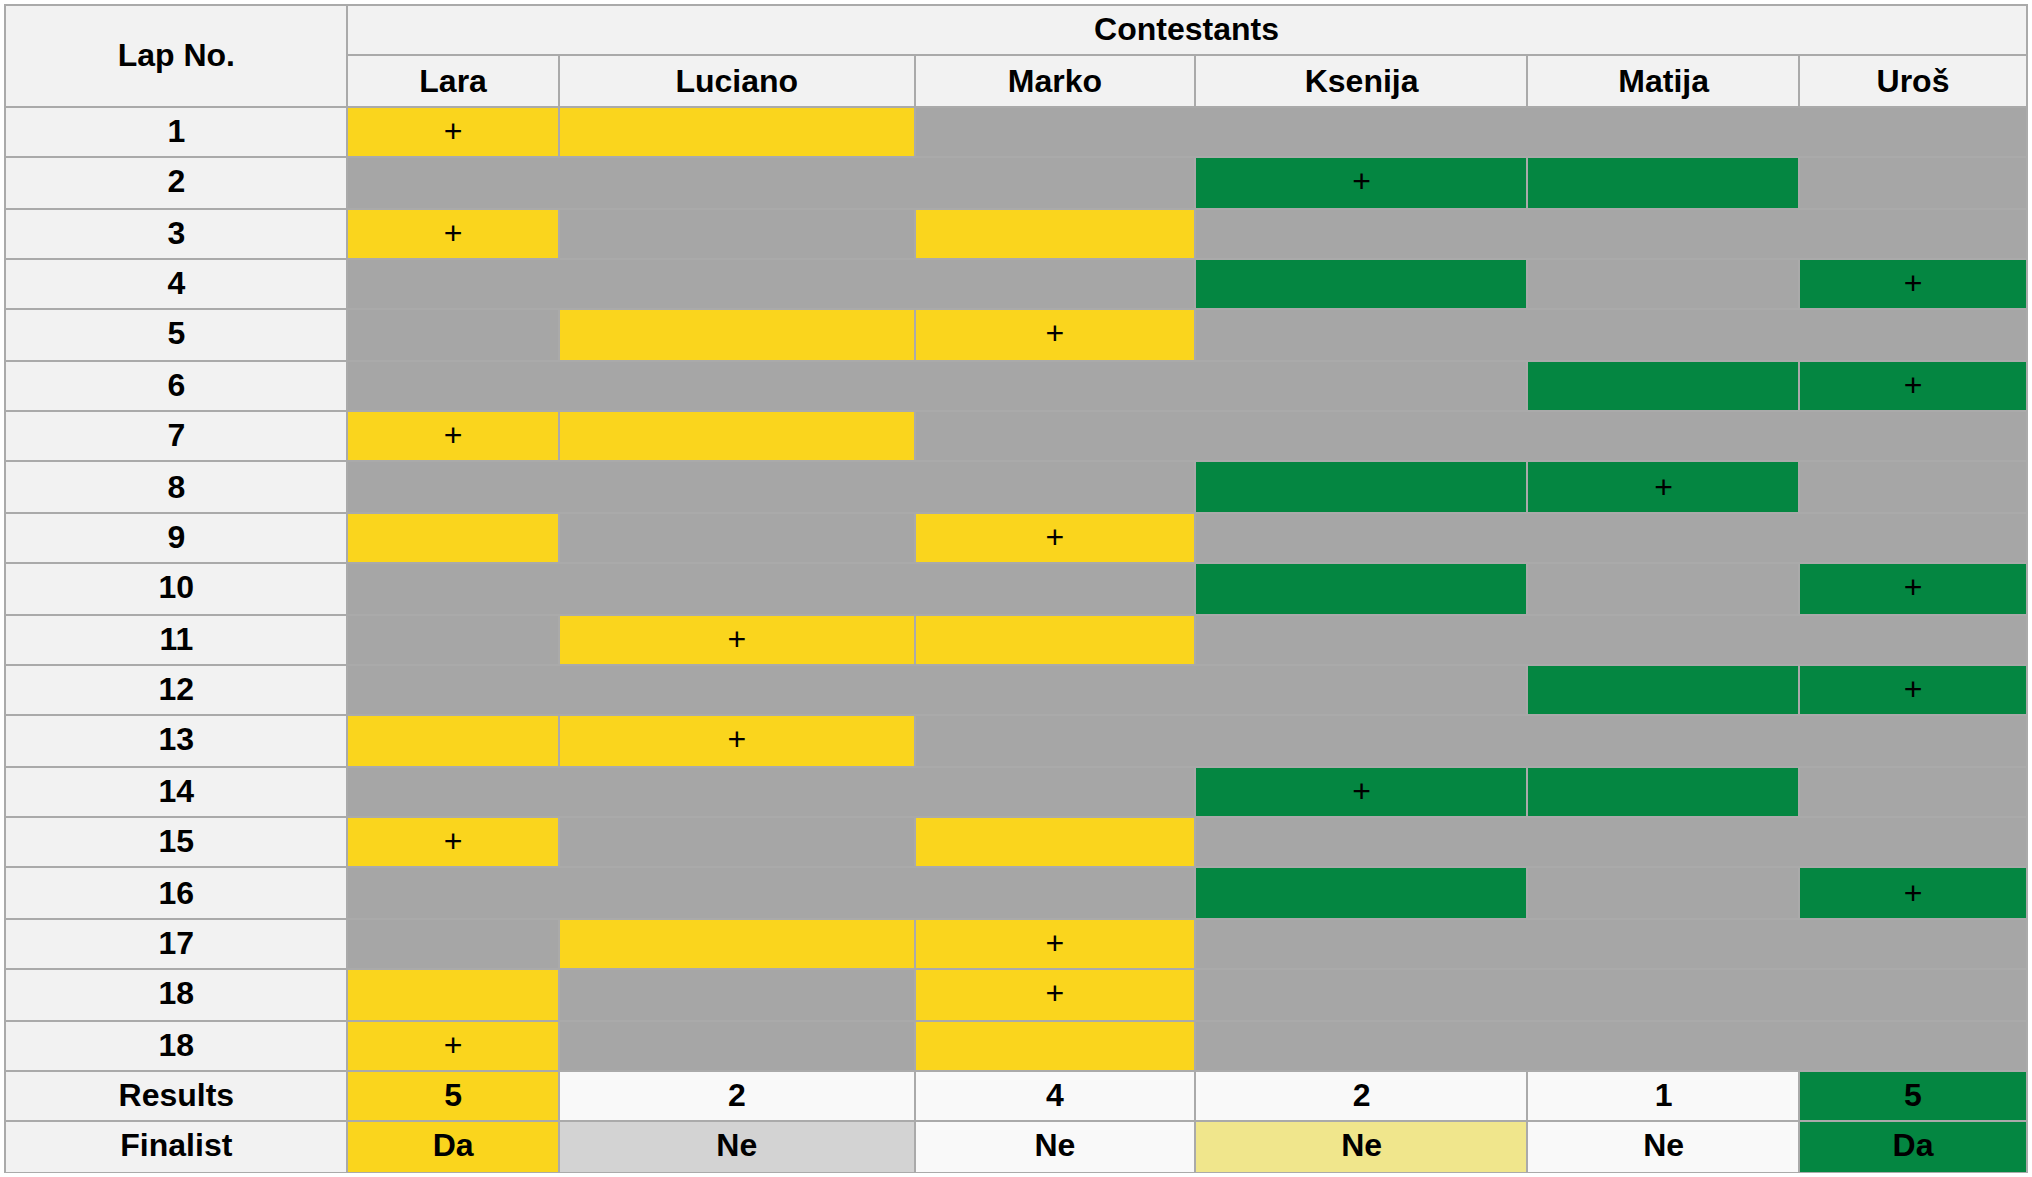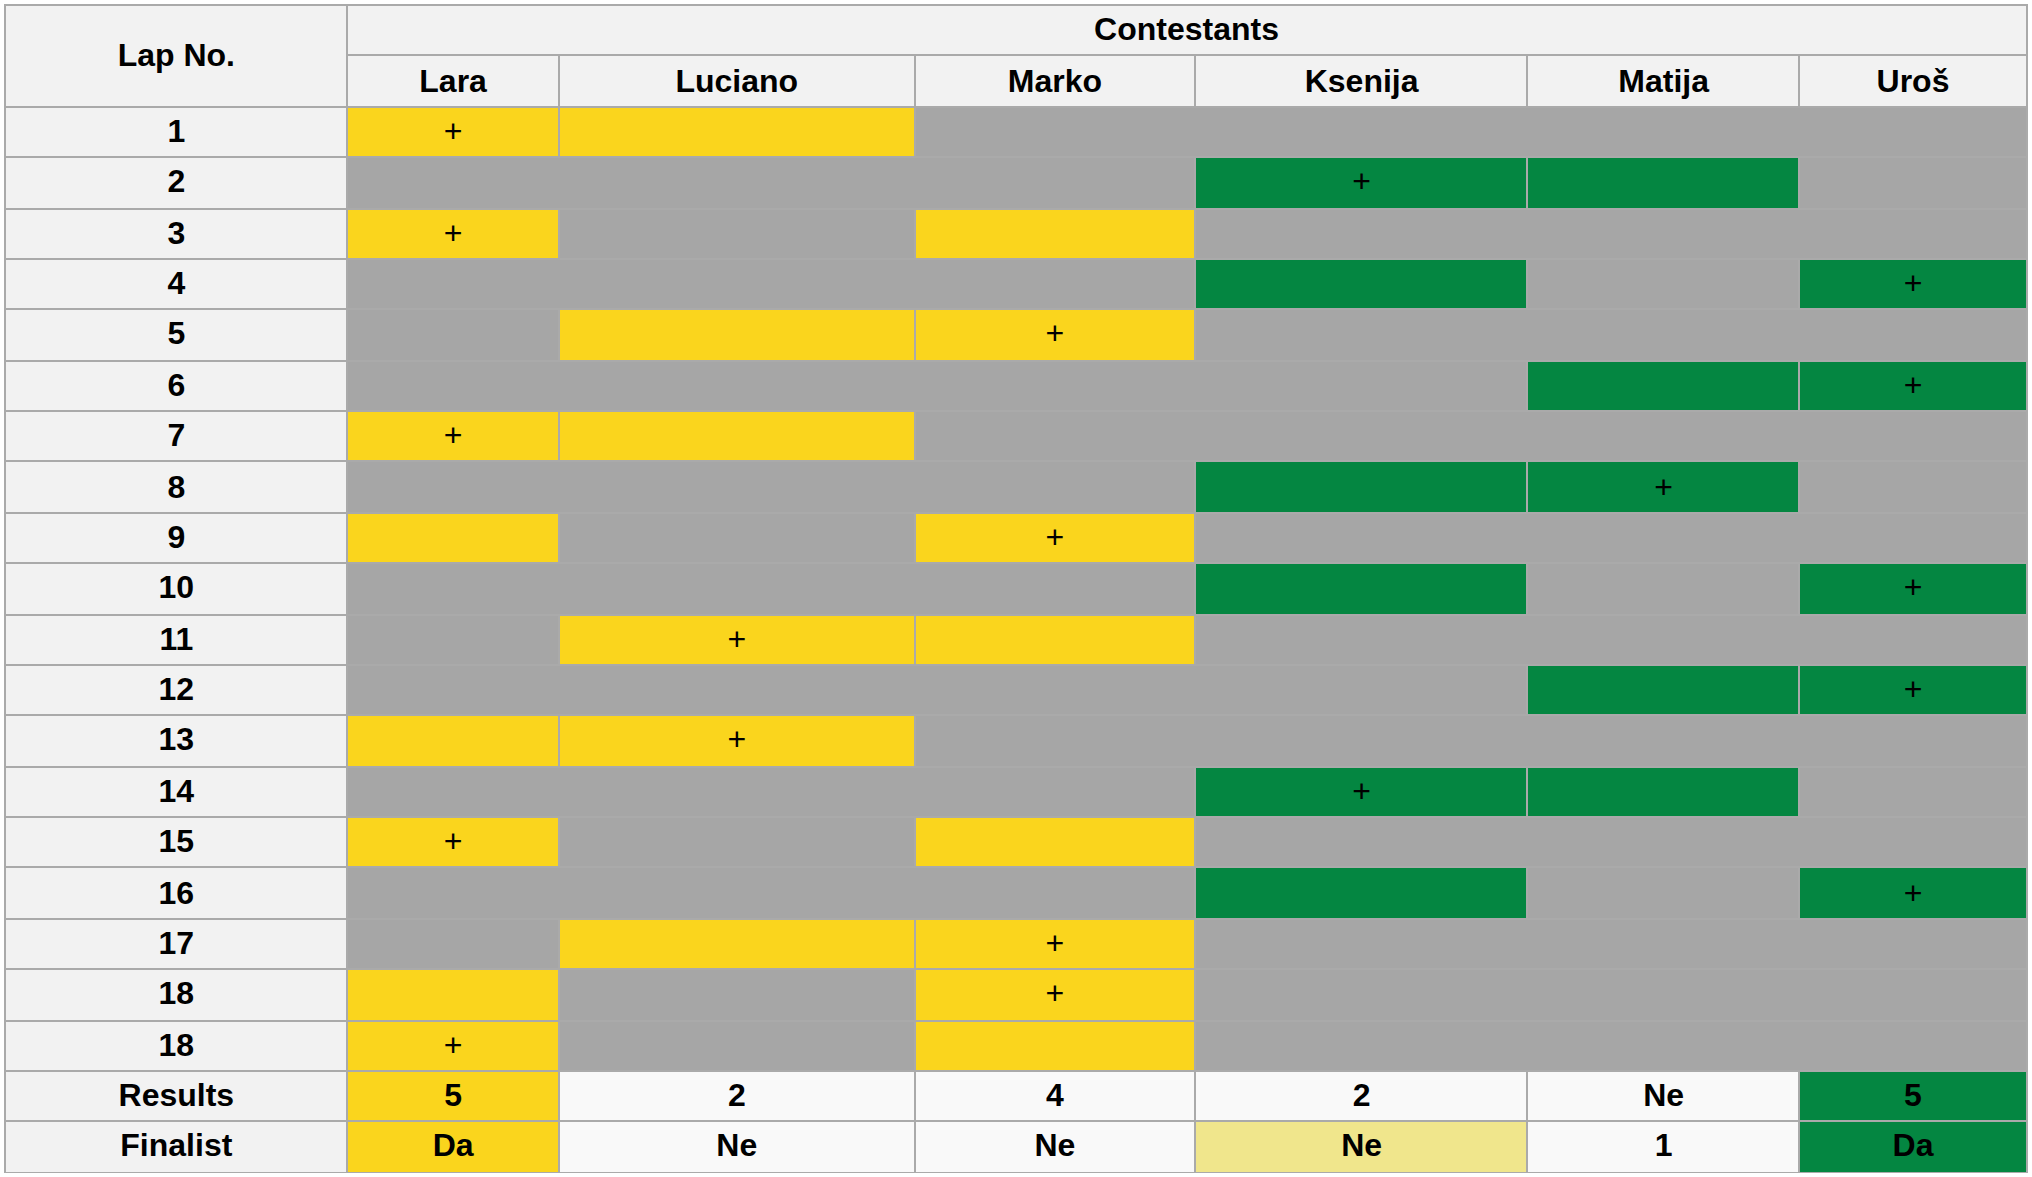(1664, 1095) 1 -> (1664, 1095) Ne
(737, 1146) lightgrey background -> (737, 1146) no background
(1664, 1146) Ne -> (1664, 1146) 1
